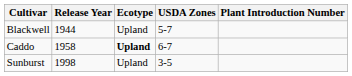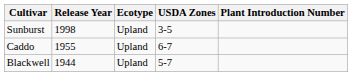rows swapped: (28, 29) <-> (26, 63)
(65, 46) 1958 -> (65, 46) 1955
(133, 46) bold -> (132, 46) normal
